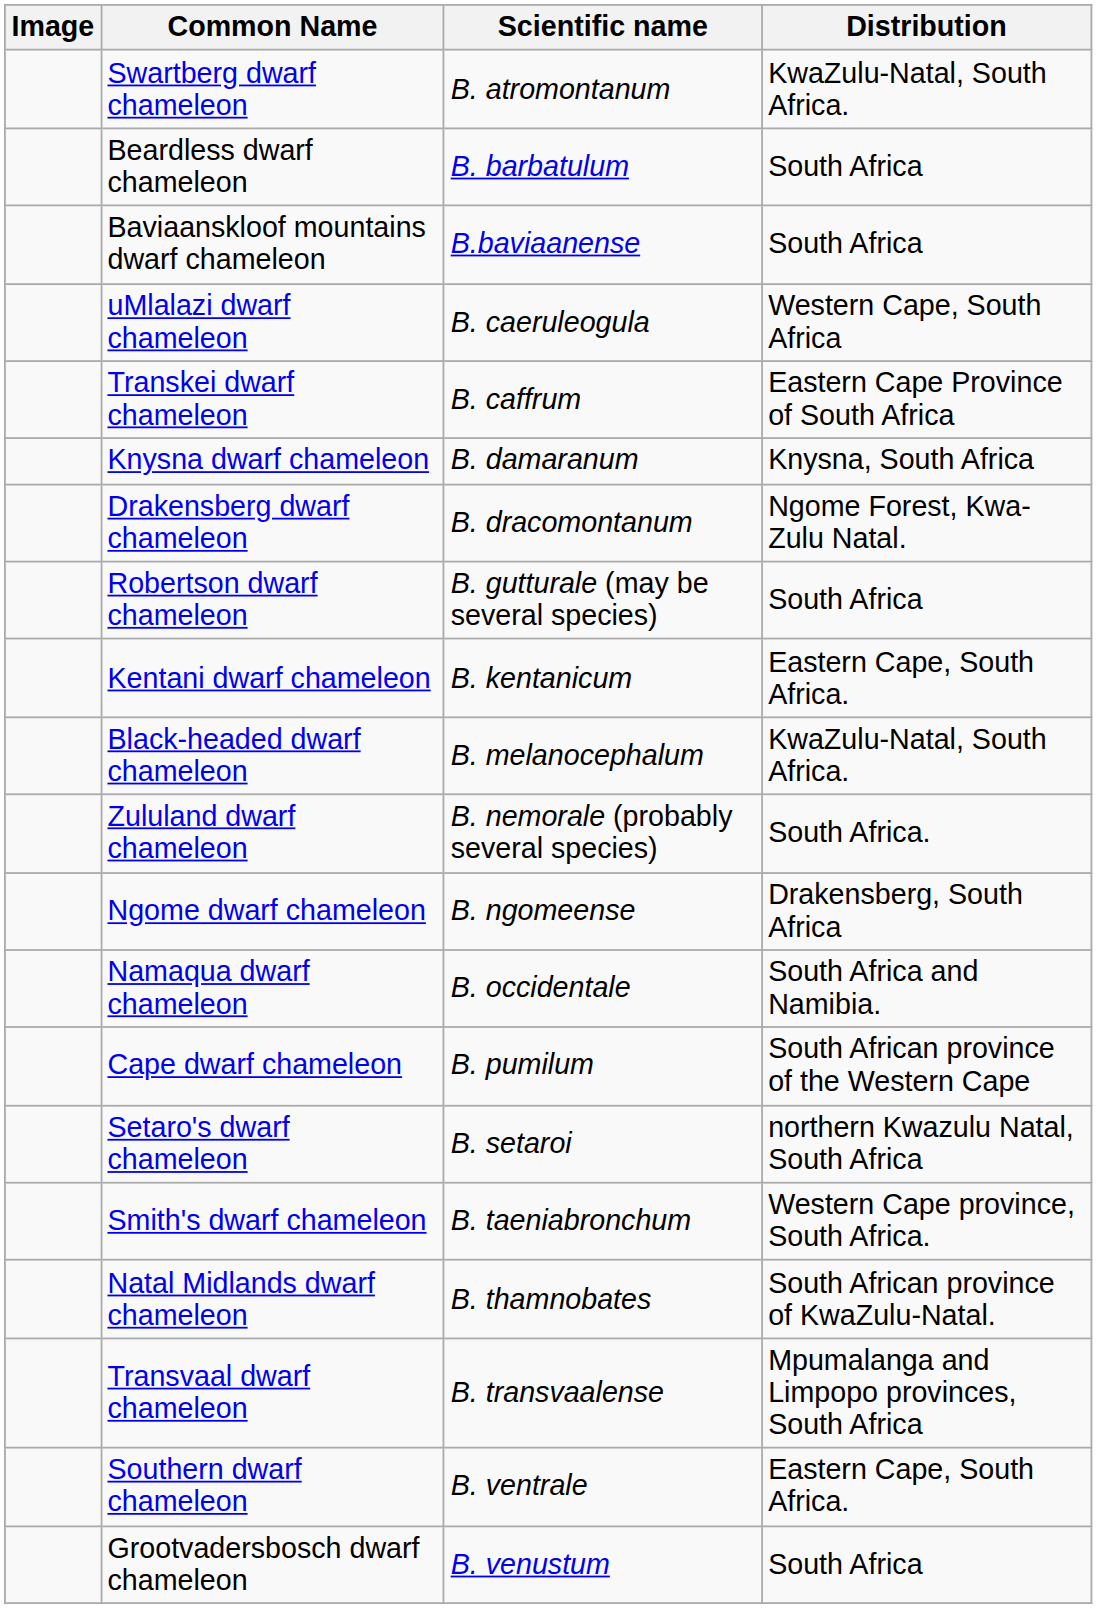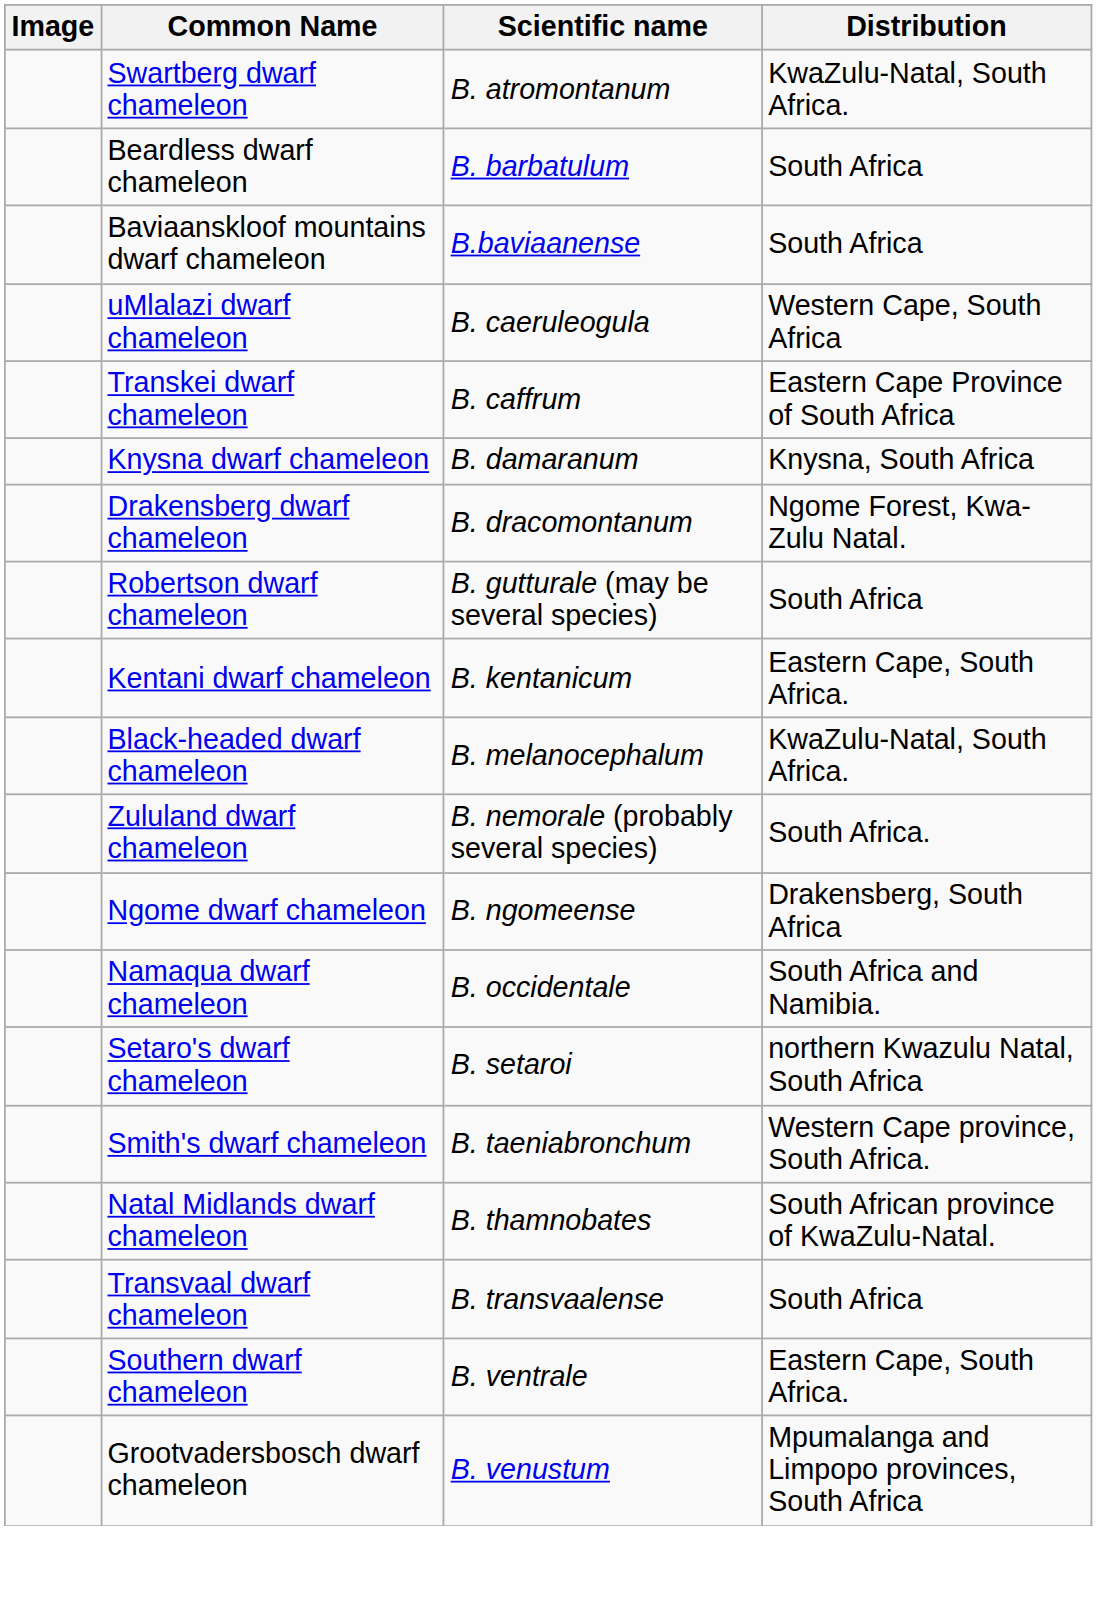- row: (255, 1065)
(892, 1392) Mpumalanga and Limpopo provinces, South Africa -> (845, 1298) South Africa
(845, 1563) South Africa -> (892, 1470) Mpumalanga and Limpopo provinces, South Africa
